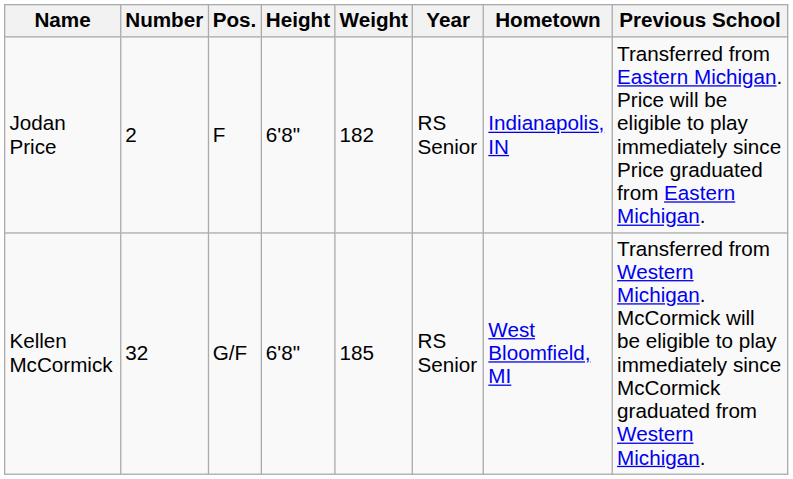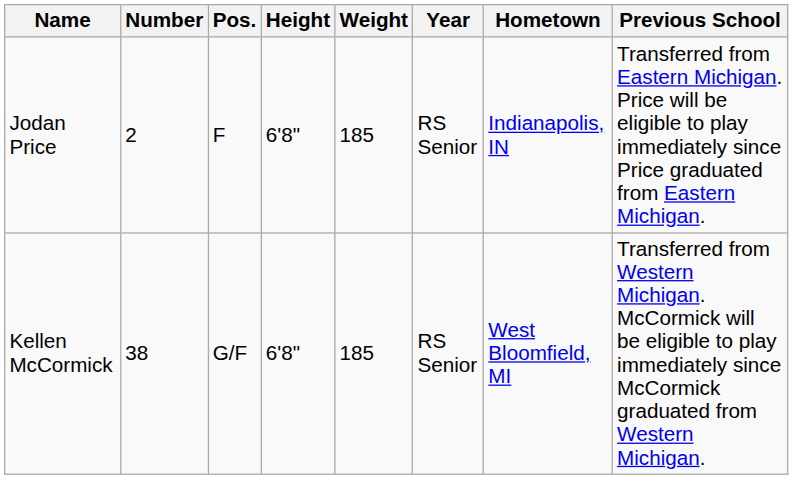(357, 134) 182 -> (357, 134) 185
(137, 353) 32 -> (137, 353) 38
